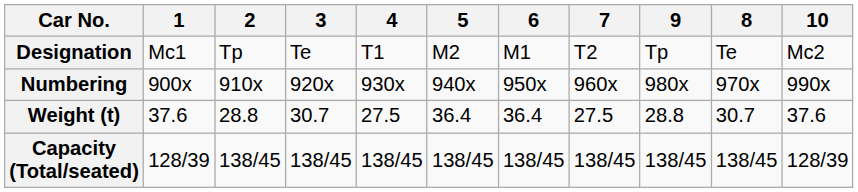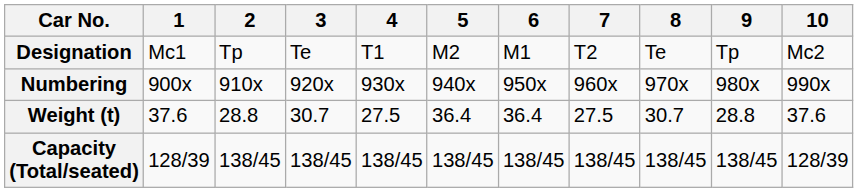columns swapped: (747, 20) <-> (676, 20)
